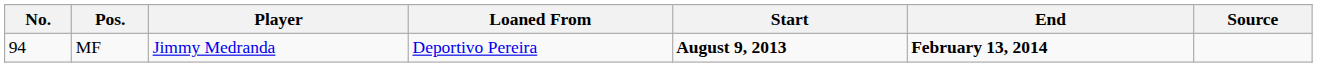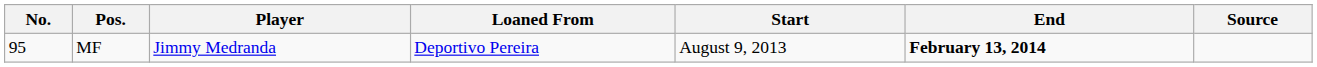(17, 47) 94 -> (17, 47) 95
(731, 47) bold -> (733, 47) normal
